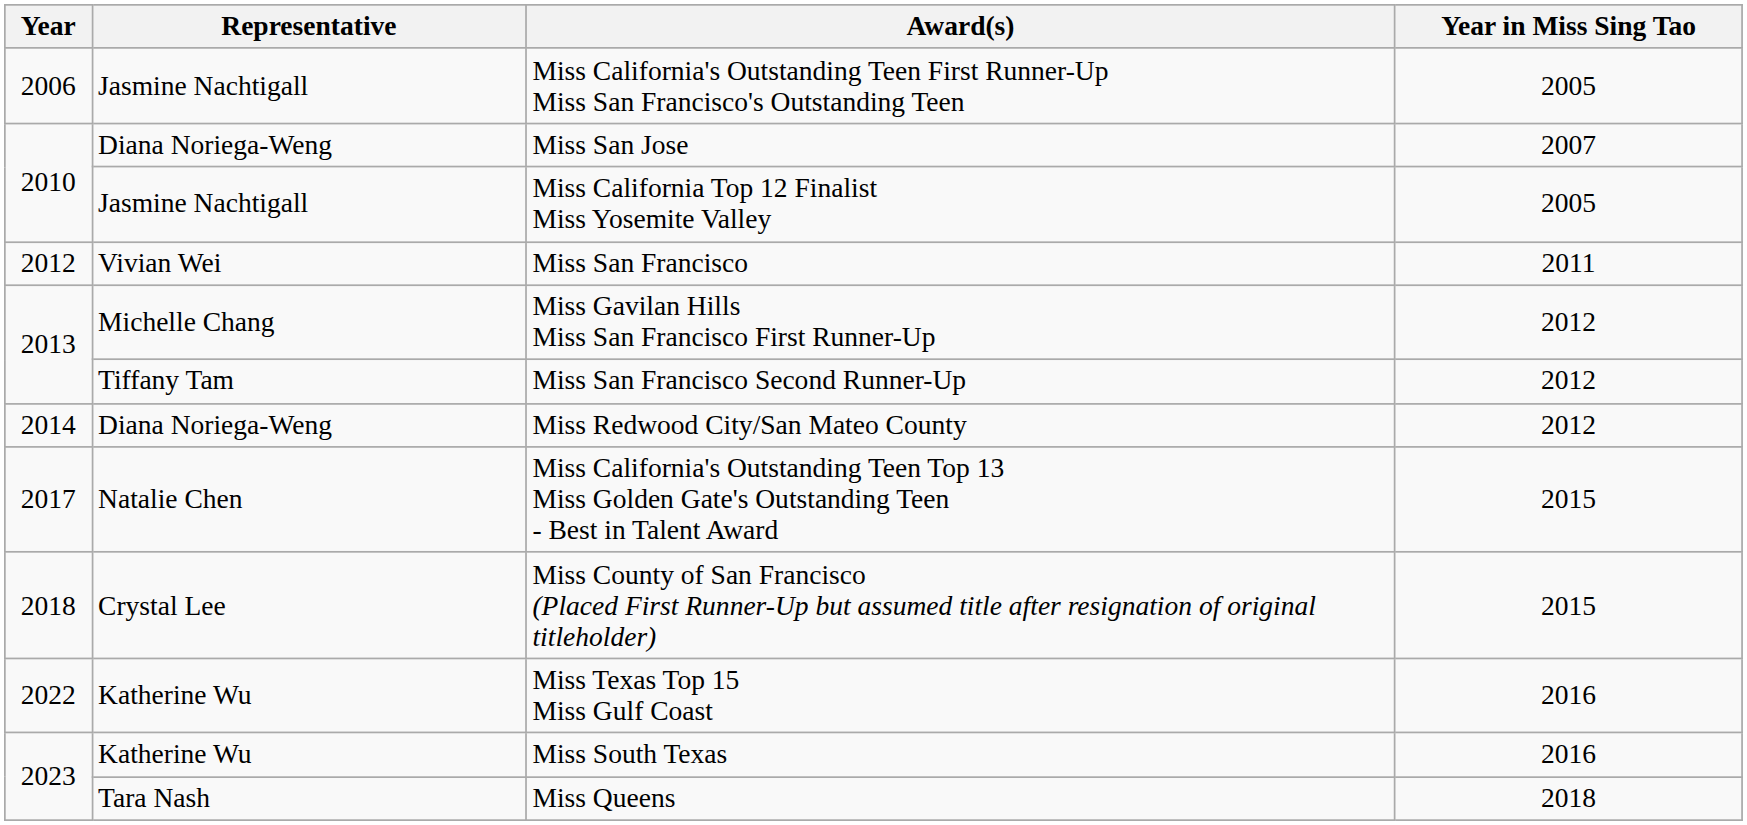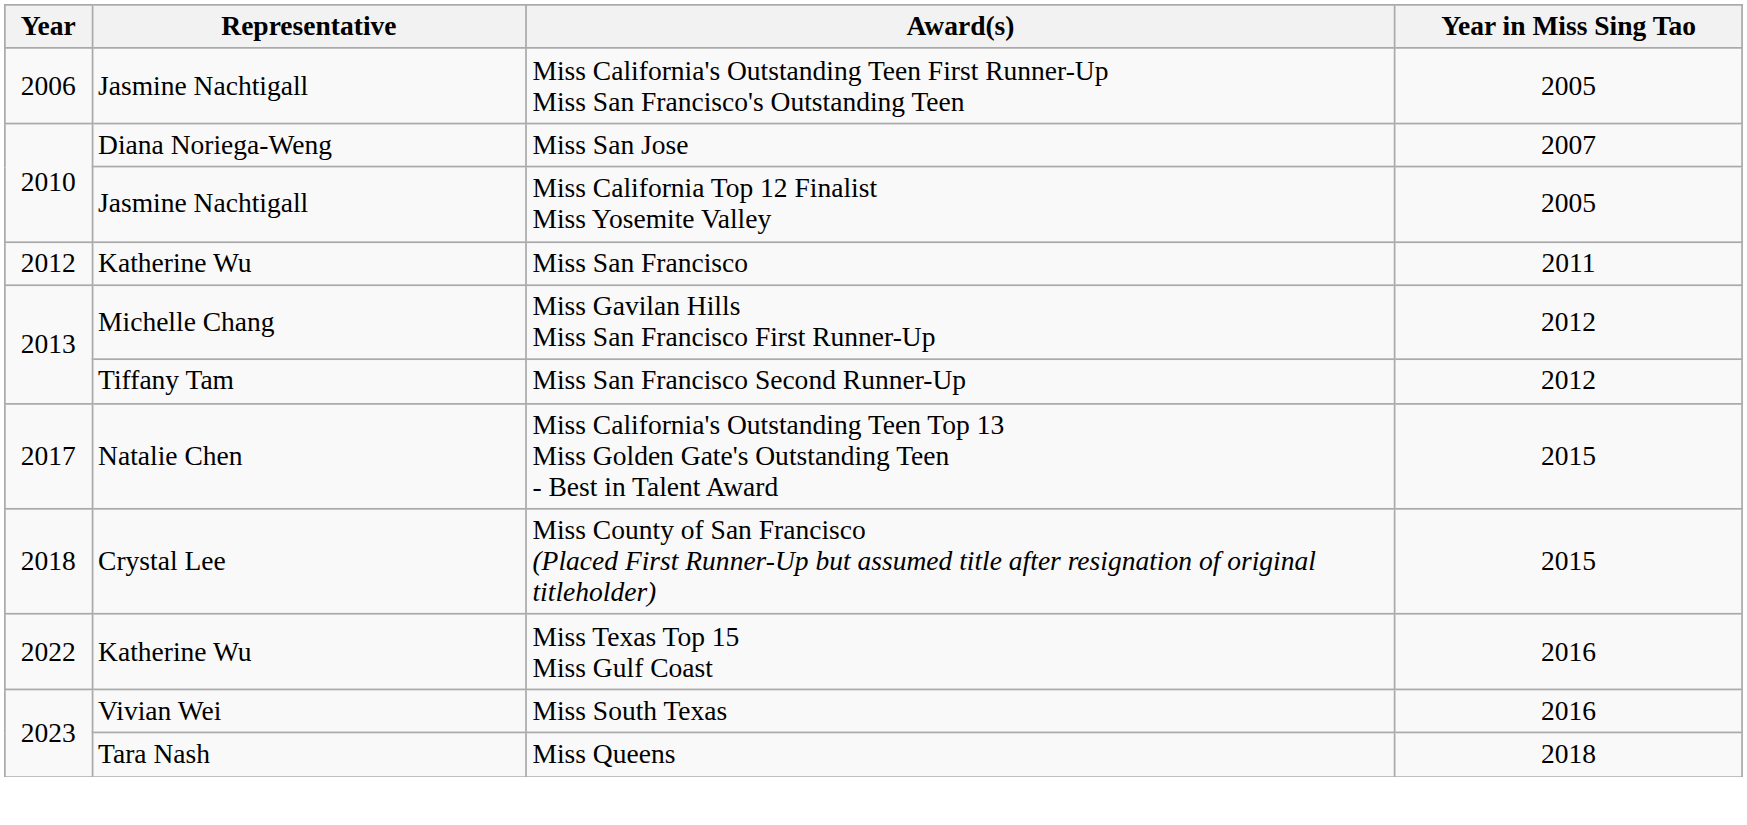(160, 262) Vivian Wei -> (175, 262) Katherine Wu
- row: (750, 424)
(175, 754) Katherine Wu -> (160, 710) Vivian Wei
